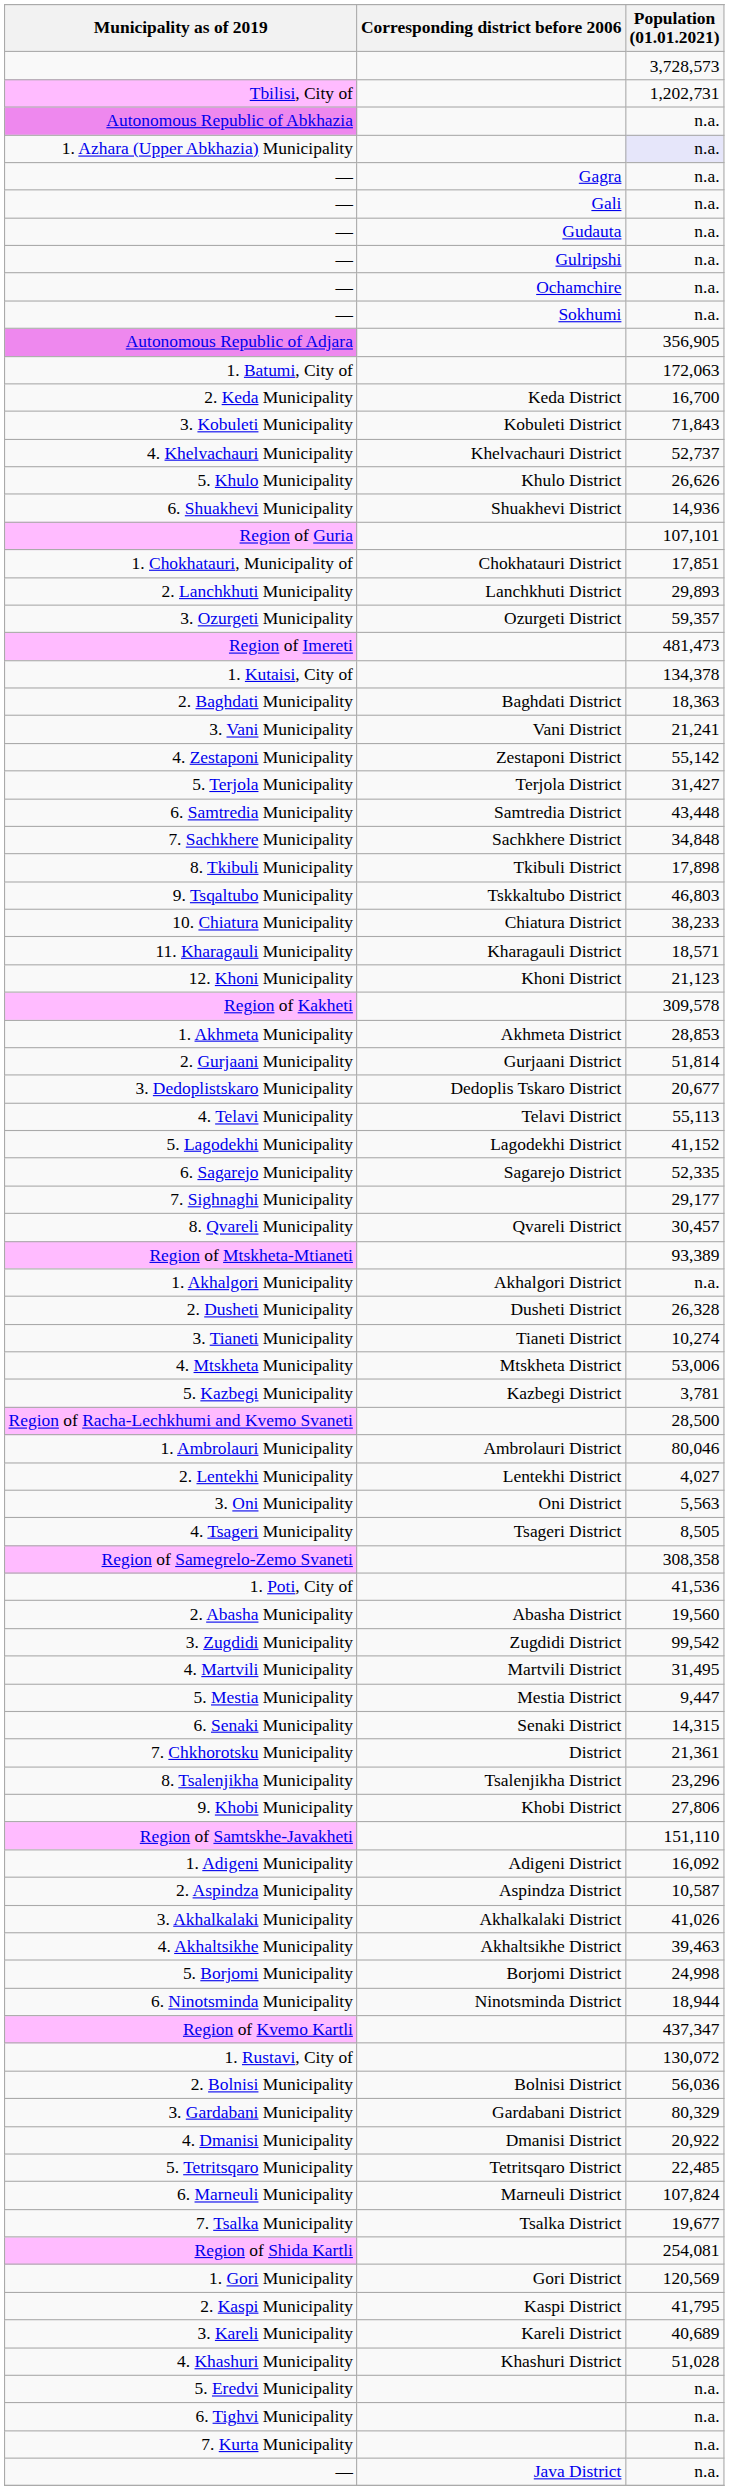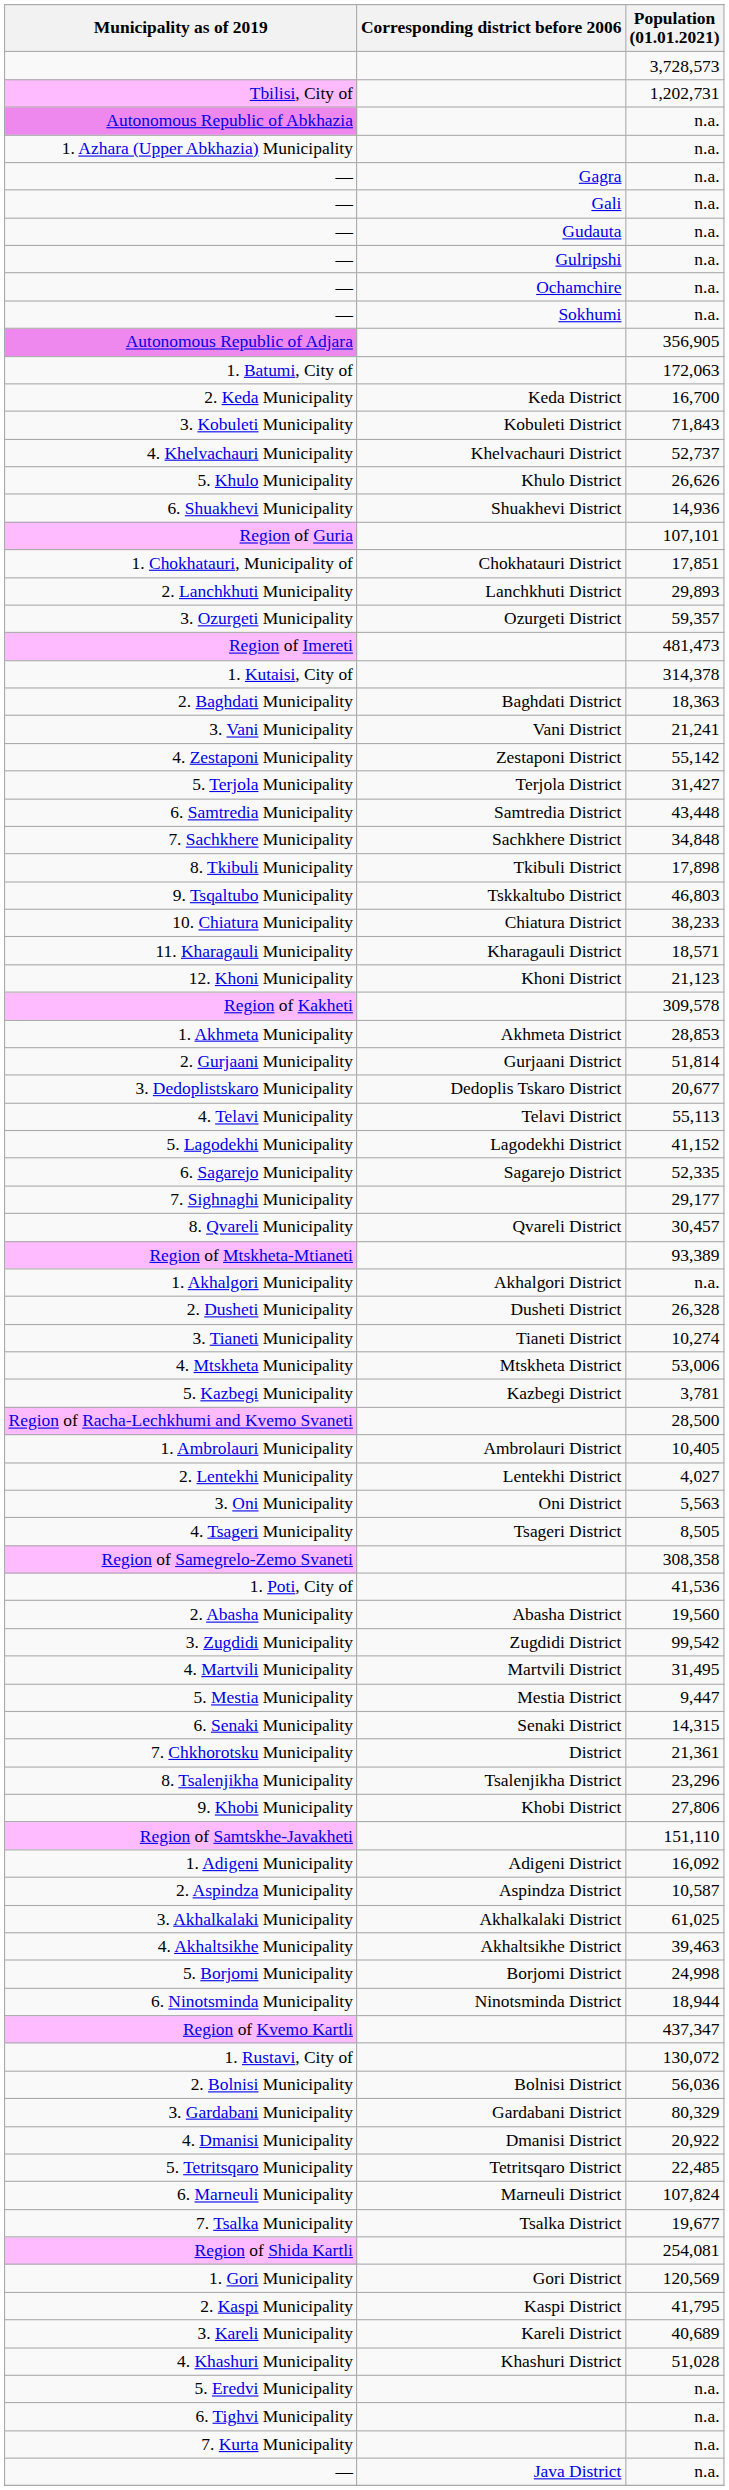(707, 148) lavender background -> (707, 148) no background
(691, 674) 134,378 -> (691, 674) 314,378
(696, 1448) 80,046 -> (696, 1448) 10,405
(696, 1918) 41,026 -> (696, 1918) 61,025
